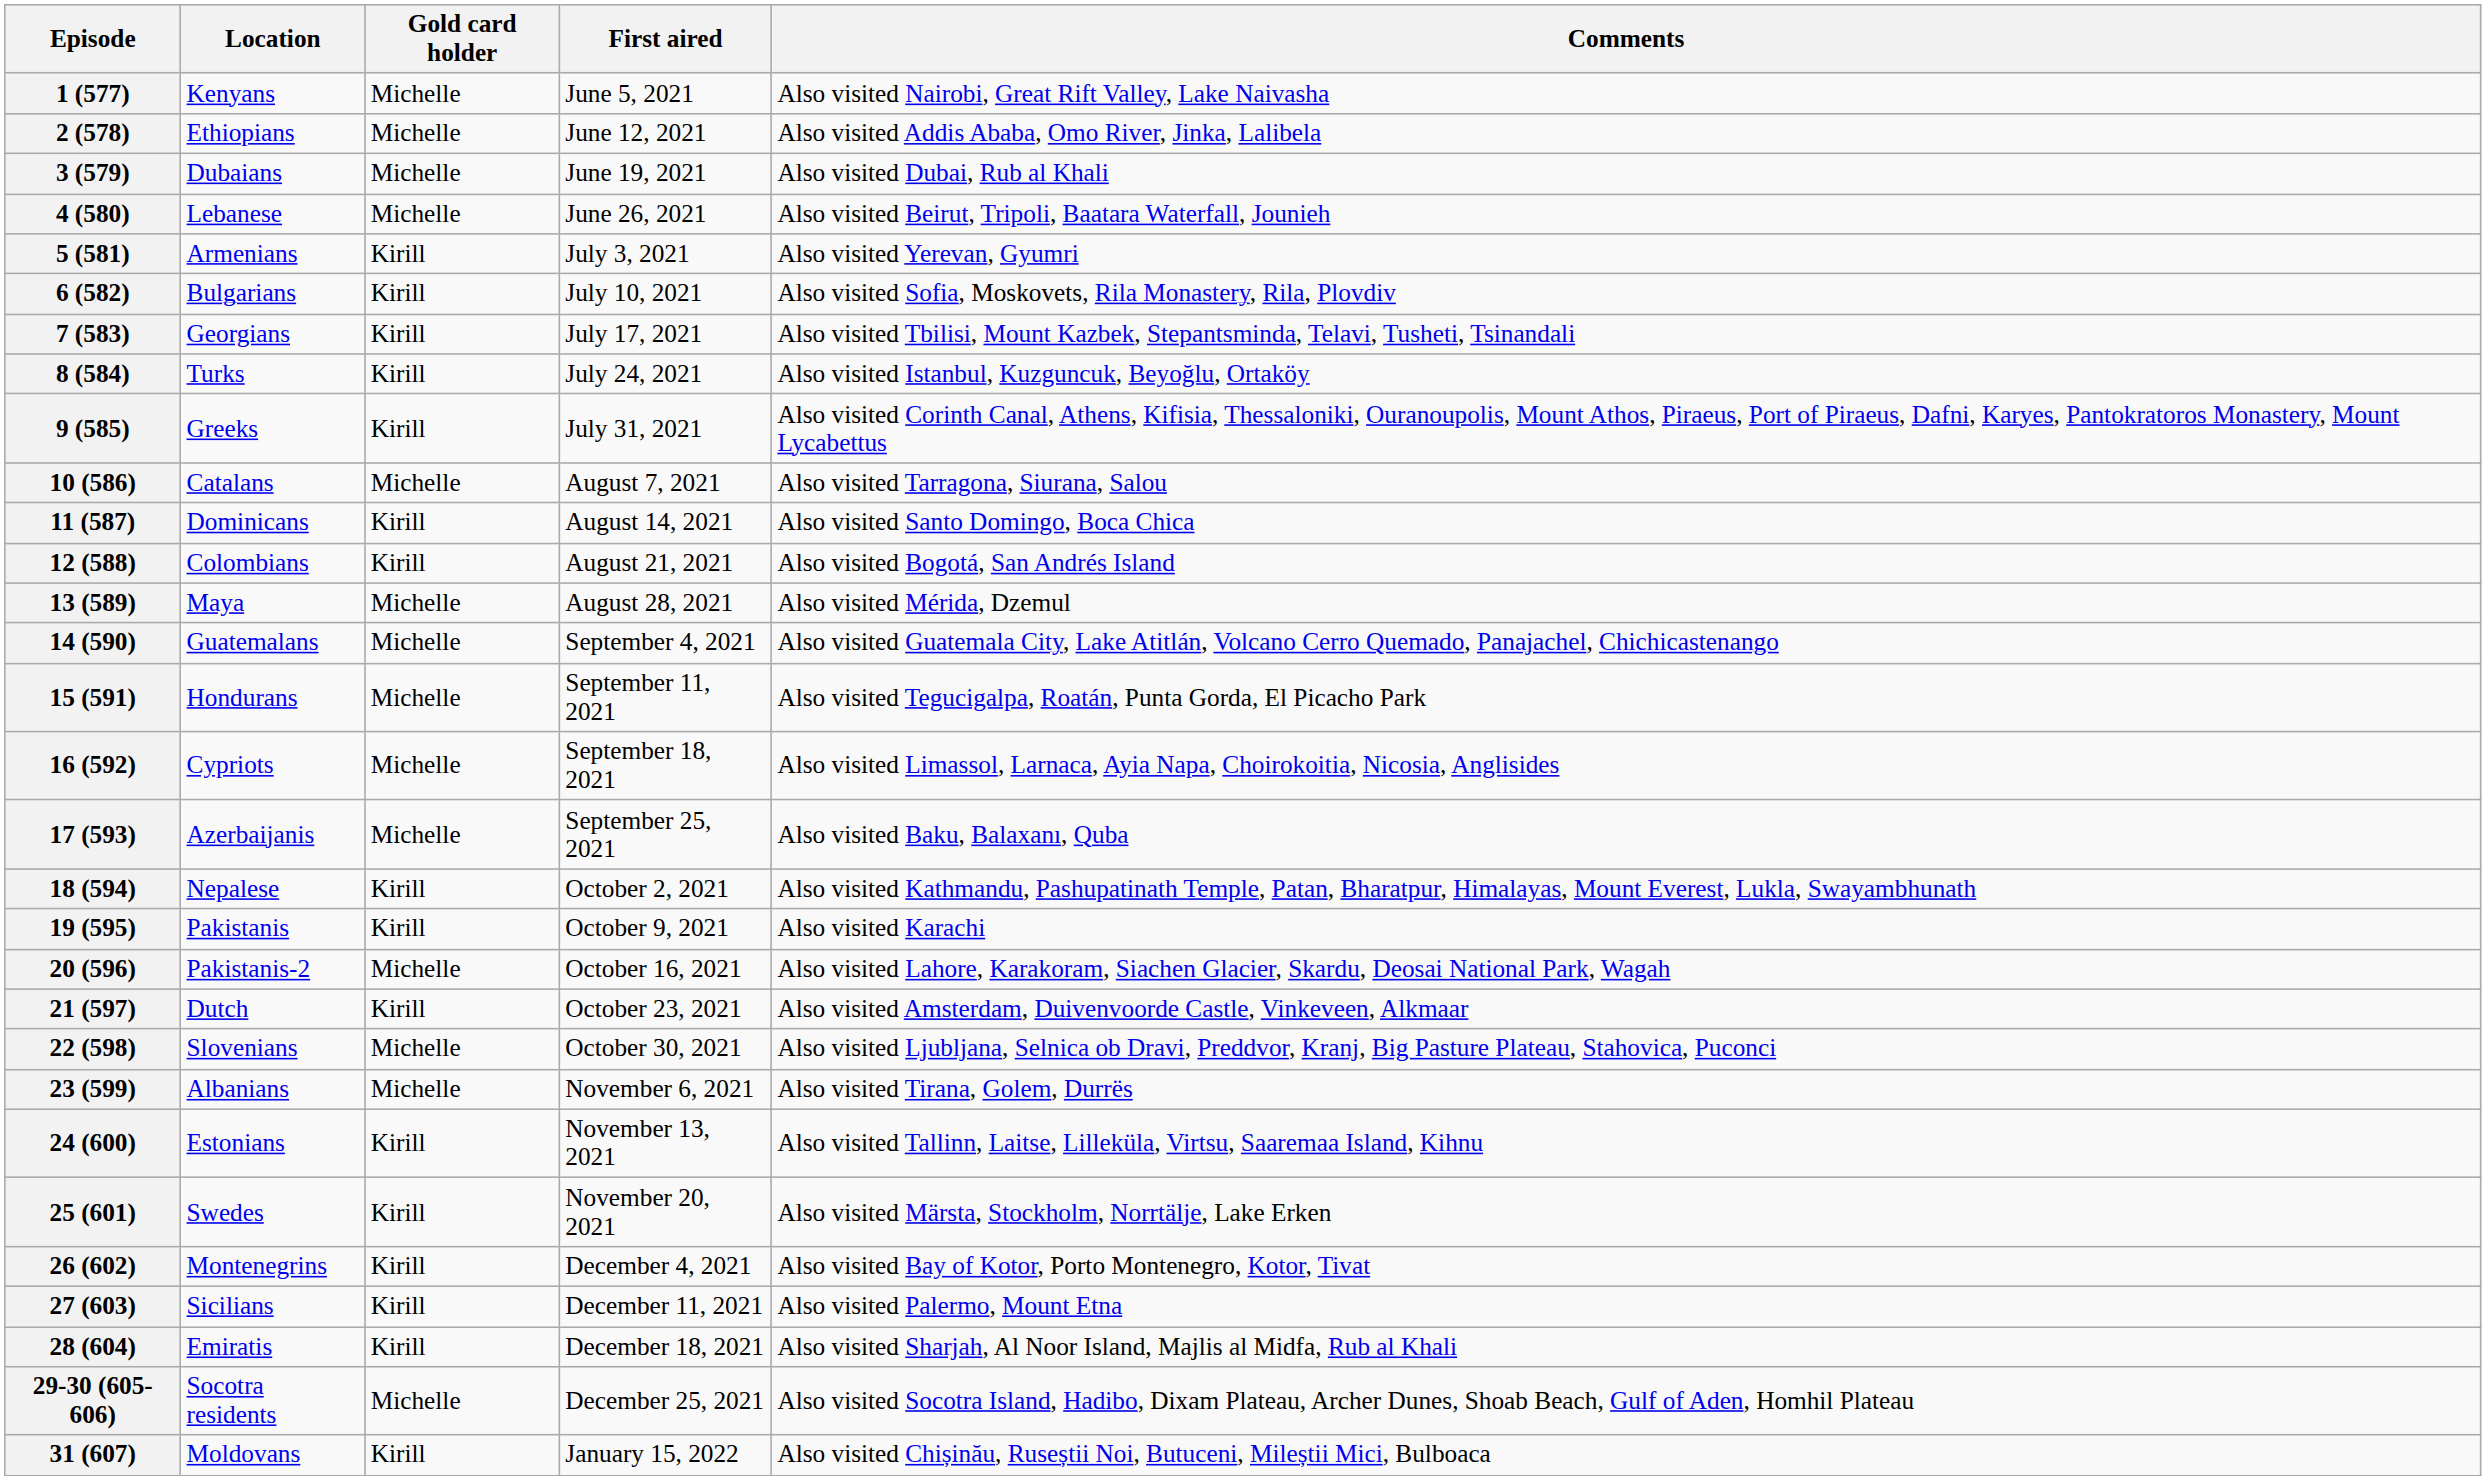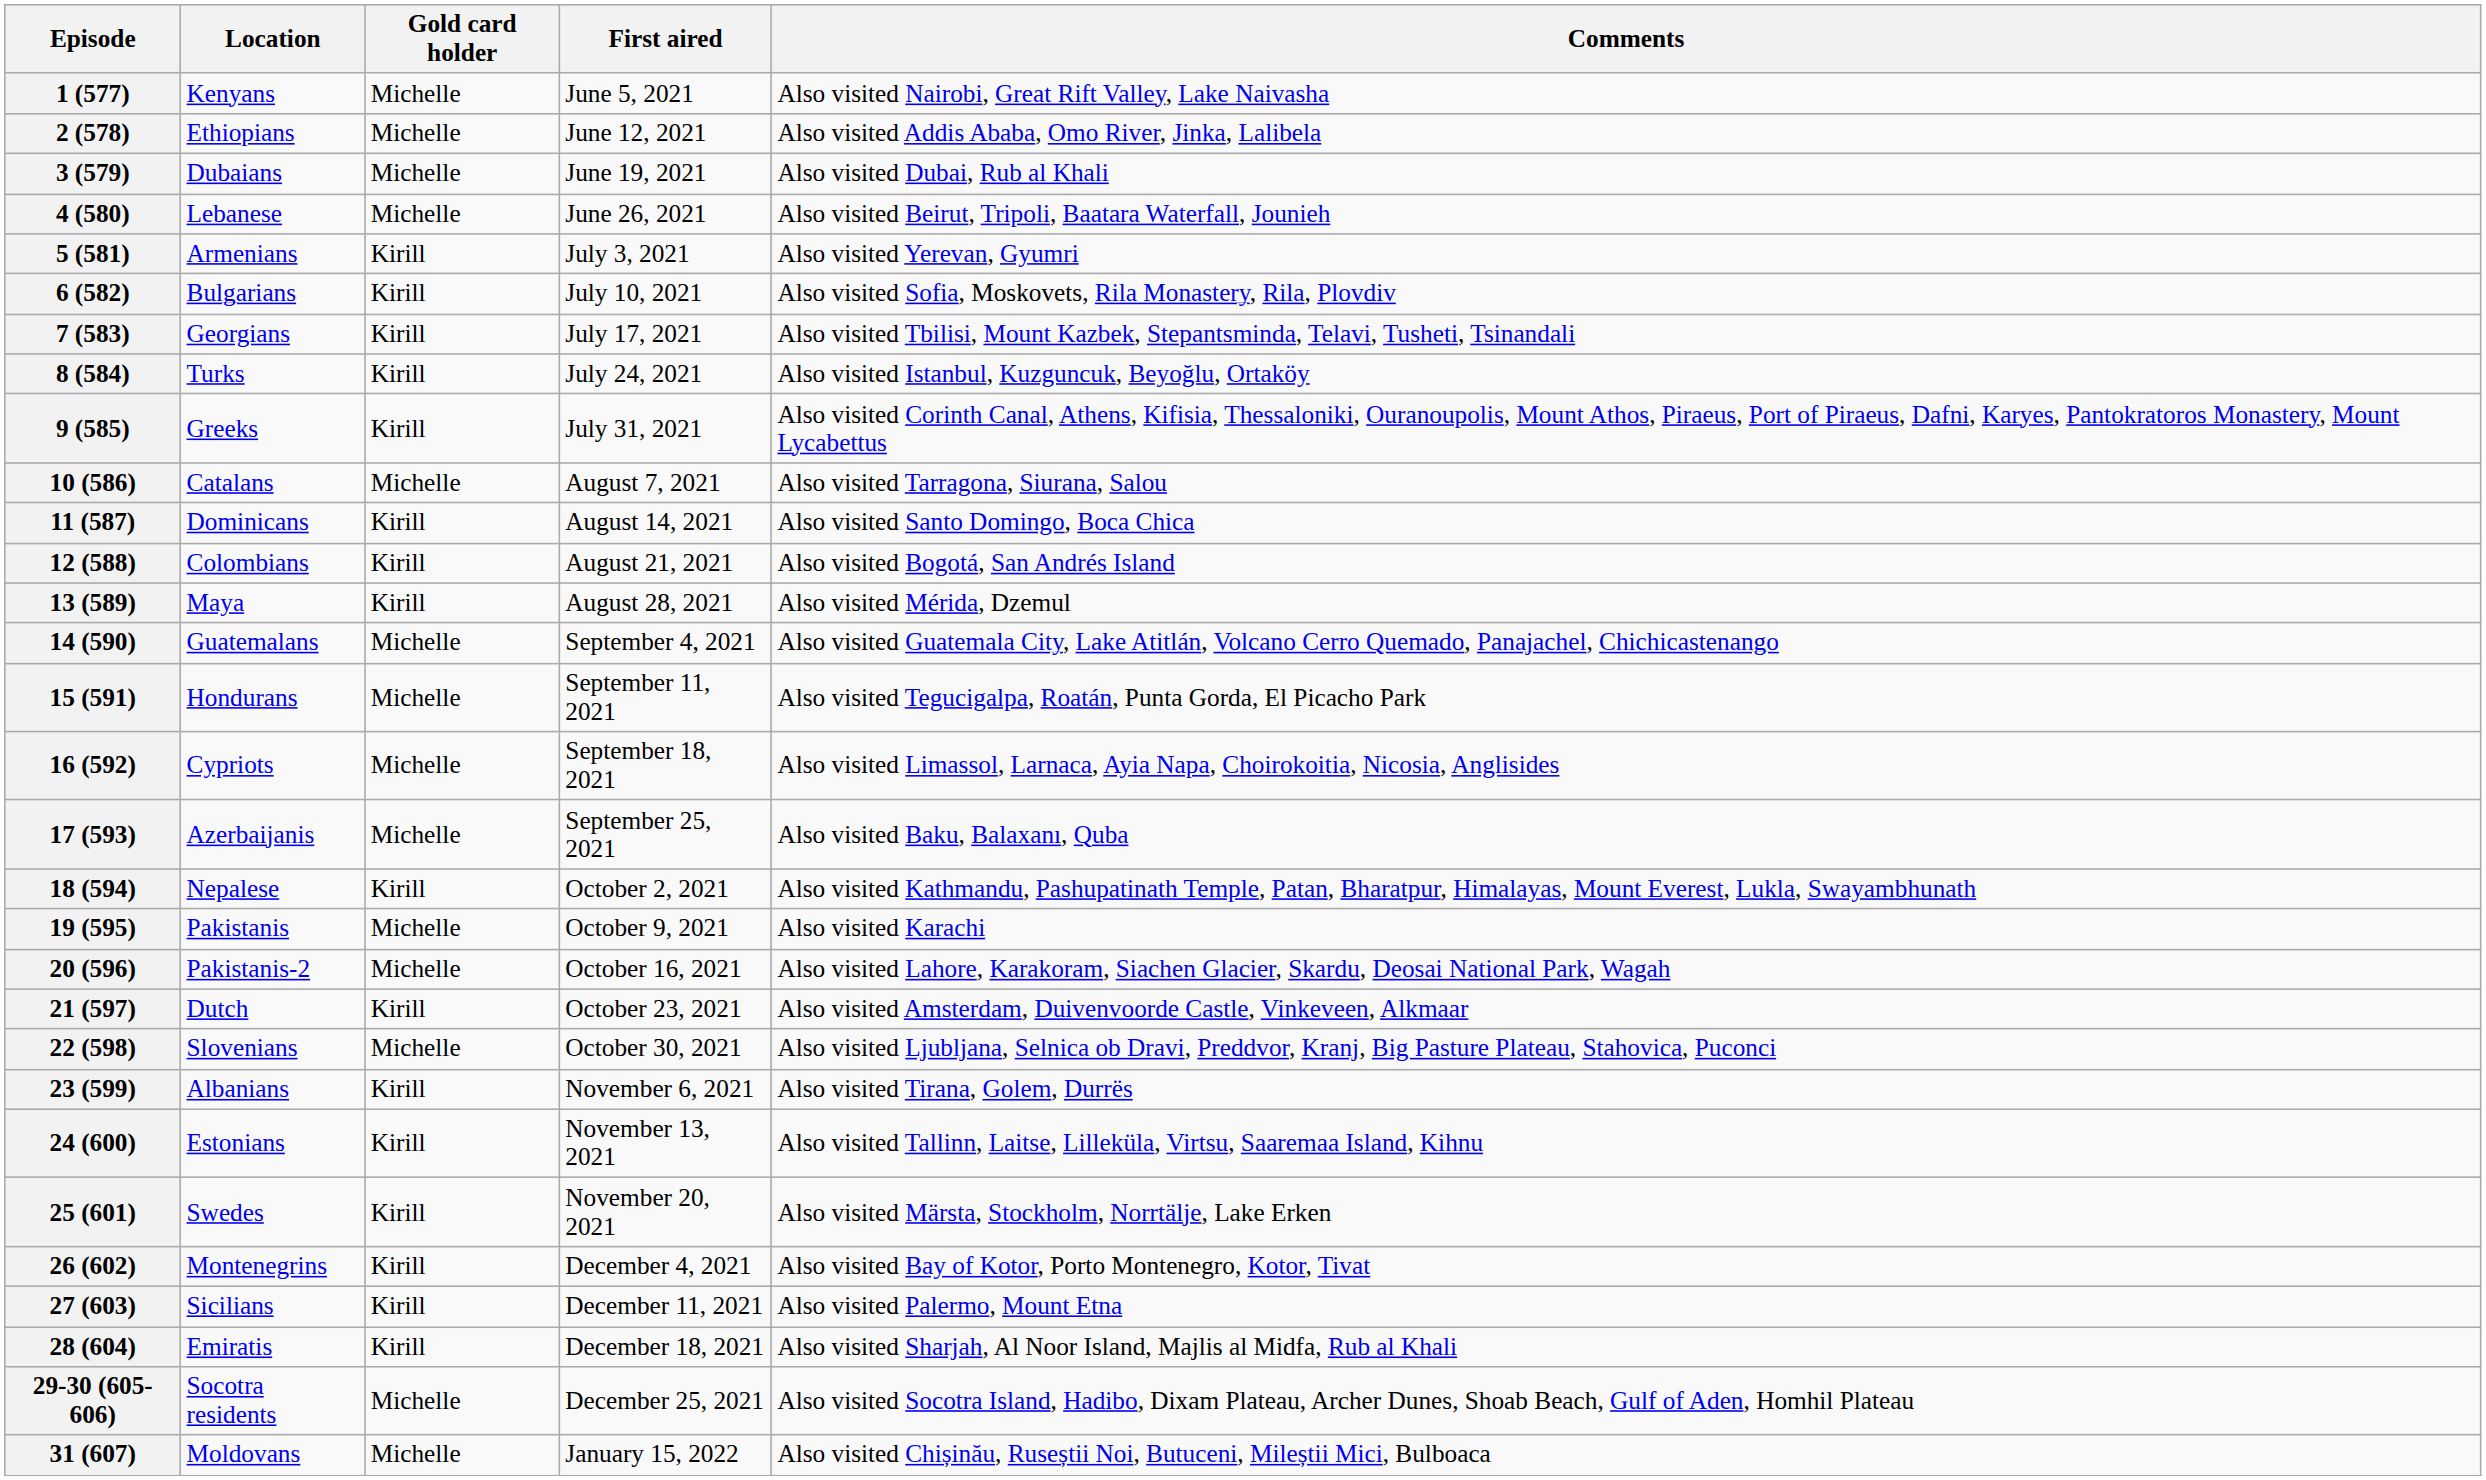(416, 602) Michelle -> (398, 602) Kirill
(398, 928) Kirill -> (416, 928) Michelle
(416, 1088) Michelle -> (398, 1088) Kirill
(398, 1454) Kirill -> (416, 1454) Michelle
